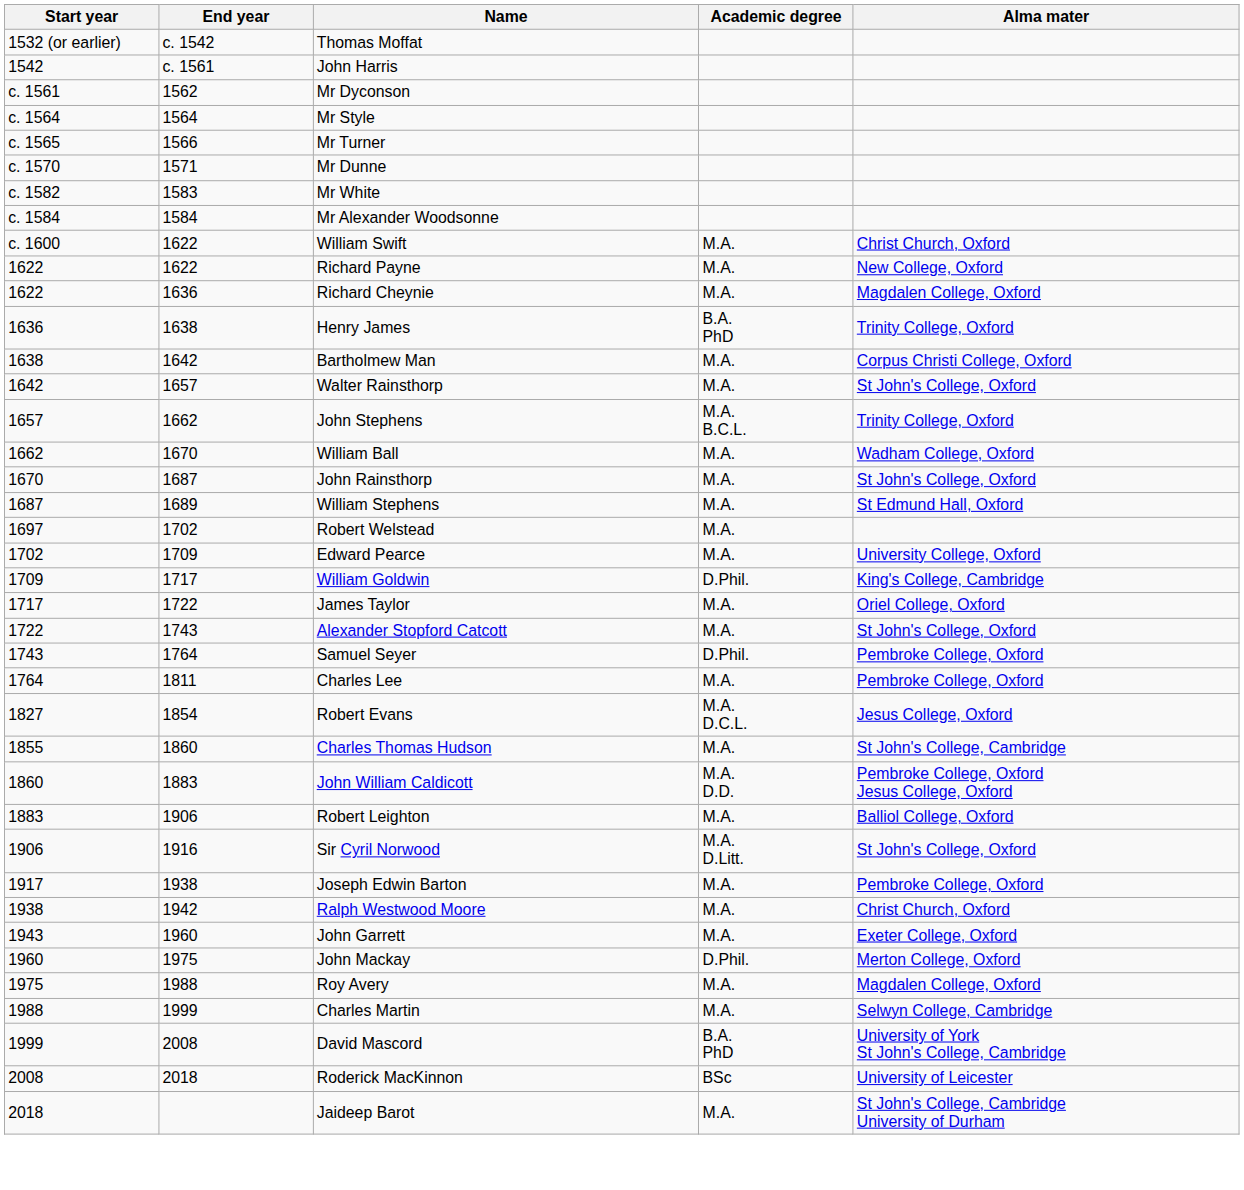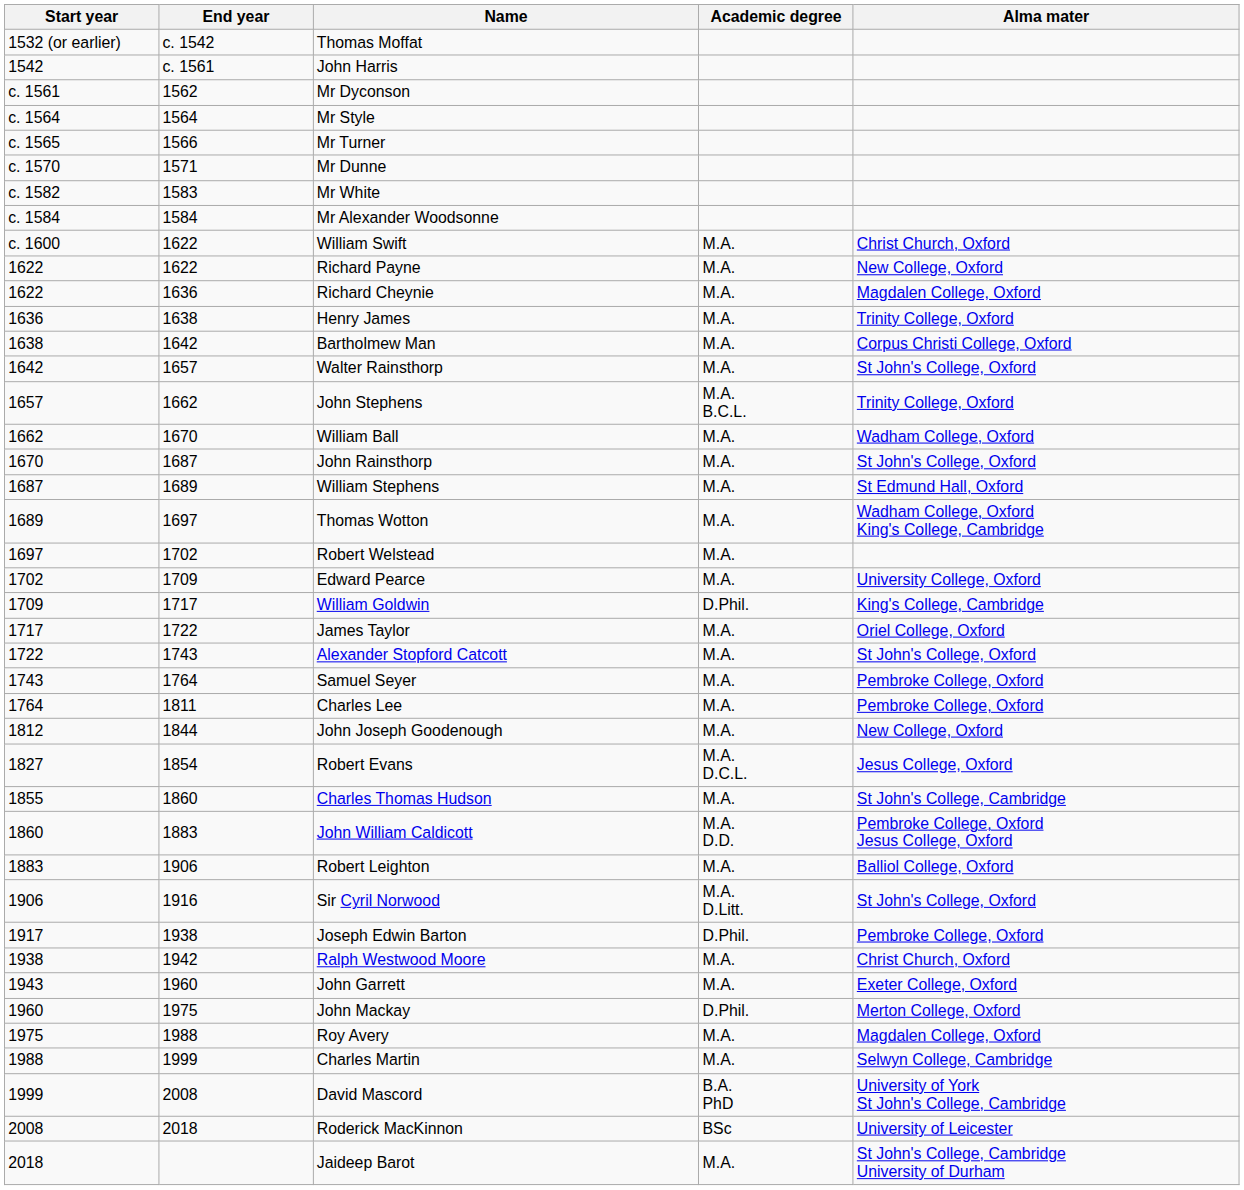(718, 327) B.A. PhD -> (719, 318) M.A.
+ row: (373, 521)
(726, 655) D.Phil. -> (719, 680) M.A.
+ row: (410, 730)
(719, 884) M.A. -> (726, 935) D.Phil.
